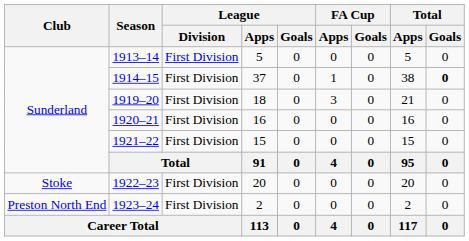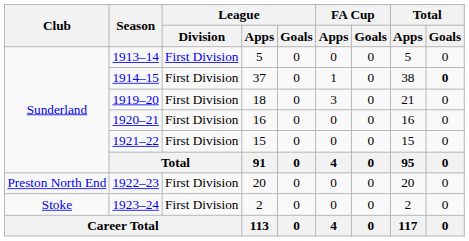(57, 183) Stoke -> (57, 183) Preston North End
(57, 204) Preston North End -> (57, 204) Stoke
